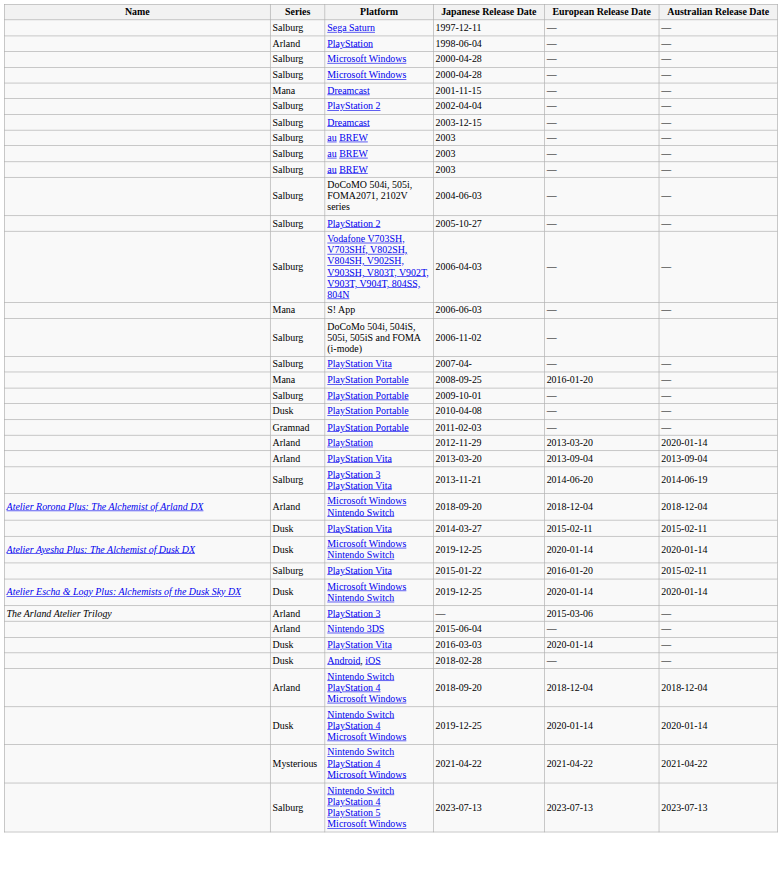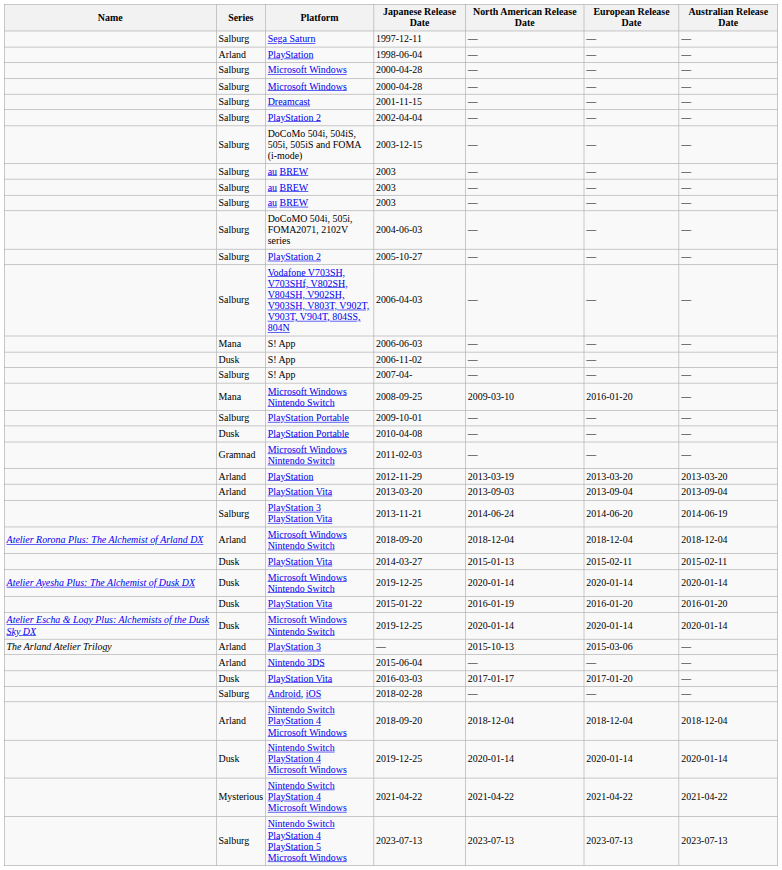+ column: (525, 17)
(284, 91) Mana -> (234, 102) Salburg
(349, 122) Dreamcast -> (315, 144) DoCoMo 504i, 504iS, 505i, 505iS and FOMA (i-mode)
(288, 337) Salburg -> (229, 359) Dusk
(374, 337) DoCoMo 504i, 504iS, 505i, 505iS and FOMA (i-mode) -> (282, 359) S! App
(360, 364) PlayStation Vita -> (282, 375) S! App
(368, 380) PlayStation Portable -> (307, 396) Microsoft Windows Nintendo Switch
(368, 427) PlayStation Portable -> (307, 455) Microsoft Windows Nintendo Switch
(684, 443) 2020-01-14 -> (704, 476) 2013-03-20
(288, 571) Salburg -> (229, 604) Dusk
(684, 571) 2015-02-11 -> (704, 604) 2016-01-20
(570, 645) 2020-01-14 -> (609, 678) 2017-01-20
(283, 660) Dusk -> (234, 694) Salburg
